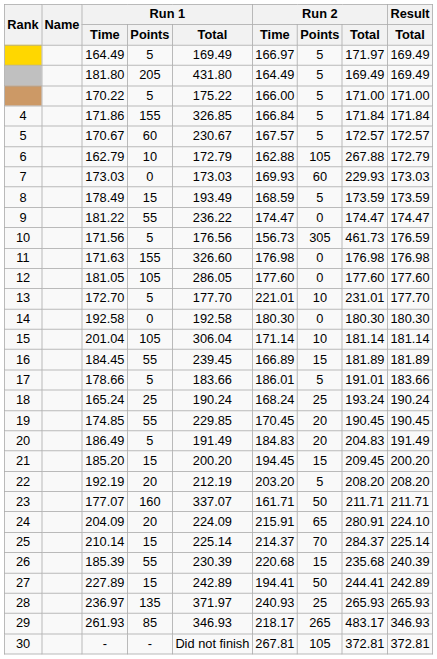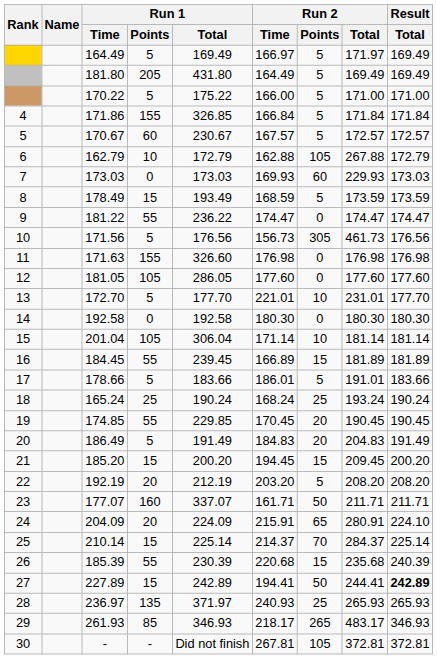(410, 237) 176.59 -> (410, 237) 176.56
(410, 583) normal -> (410, 583) bold
